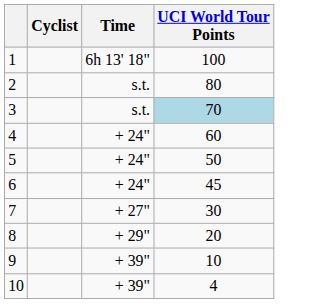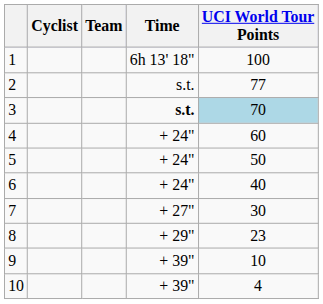+ column: (104, 25)
(213, 85) 80 -> (258, 85) 77
(141, 110) normal -> (185, 110) bold
(213, 185) 45 -> (258, 185) 40
(213, 235) 20 -> (258, 235) 23
